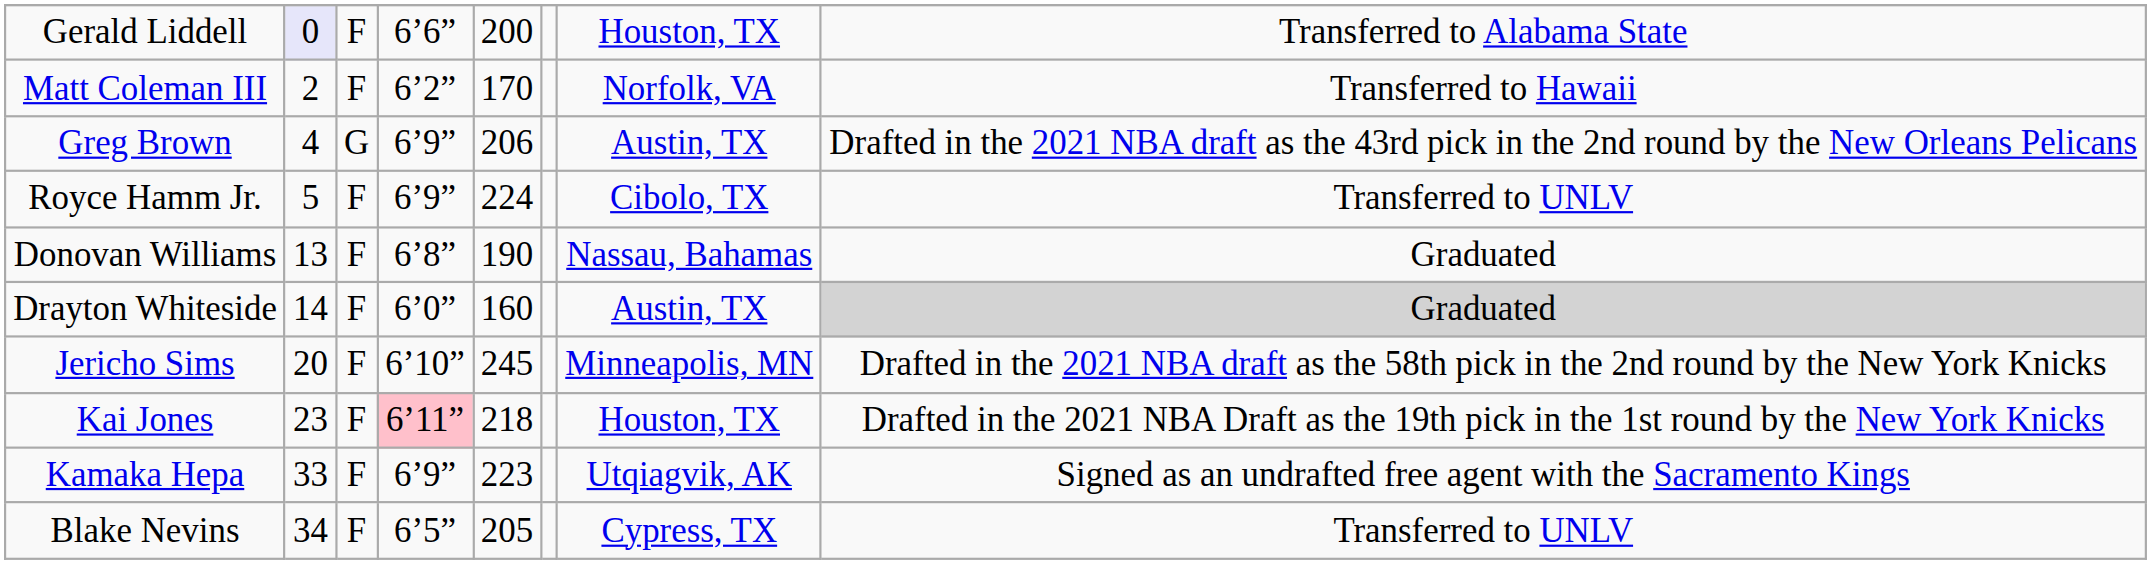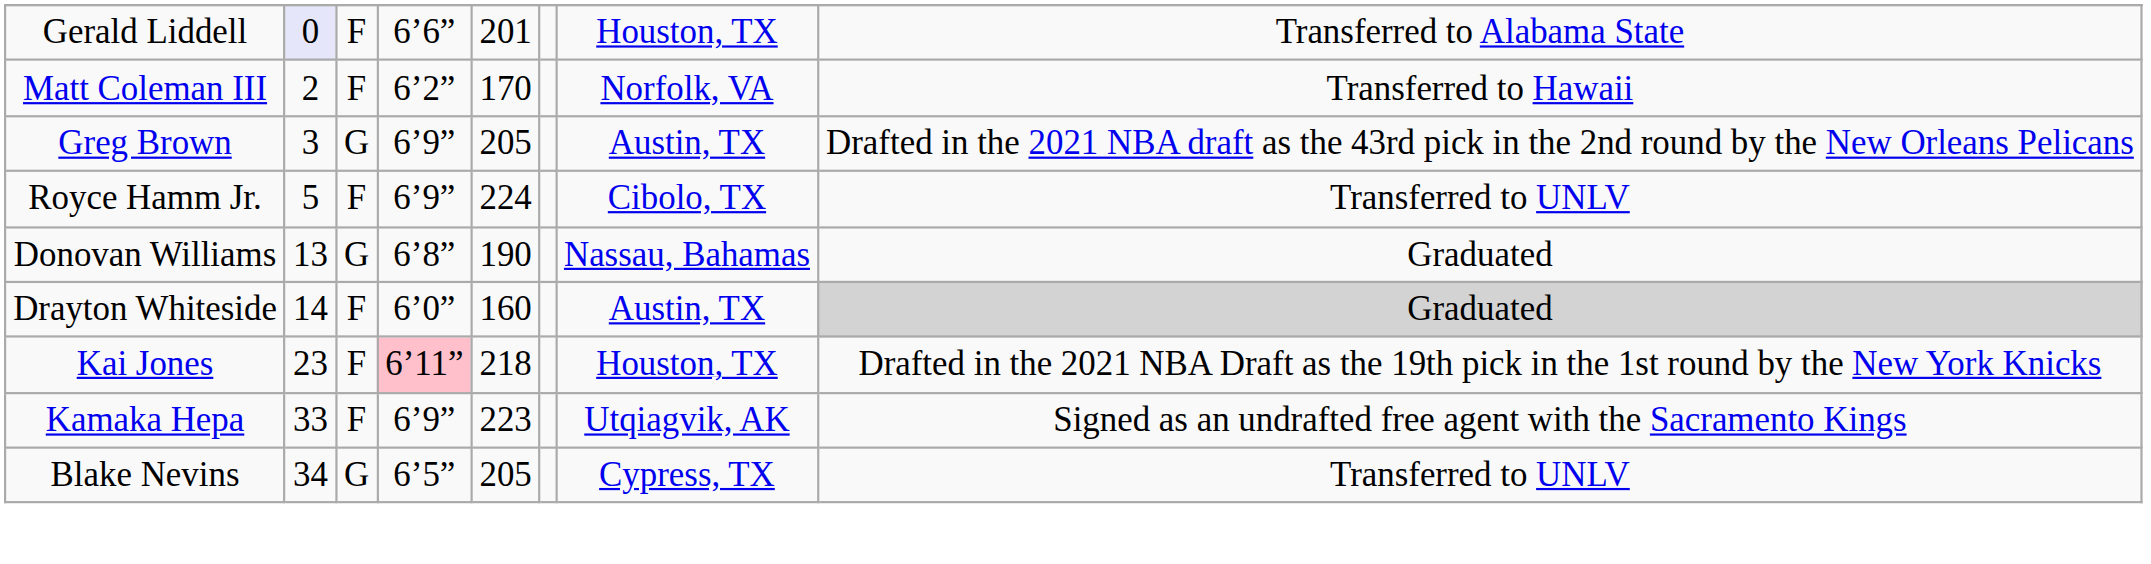(507, 32) 200 -> (506, 32) 201
(310, 142) 4 -> (310, 142) 3
(507, 142) 206 -> (506, 142) 205
(357, 253) F -> (357, 253) G
- row: (145, 364)
(357, 530) F -> (357, 474) G
